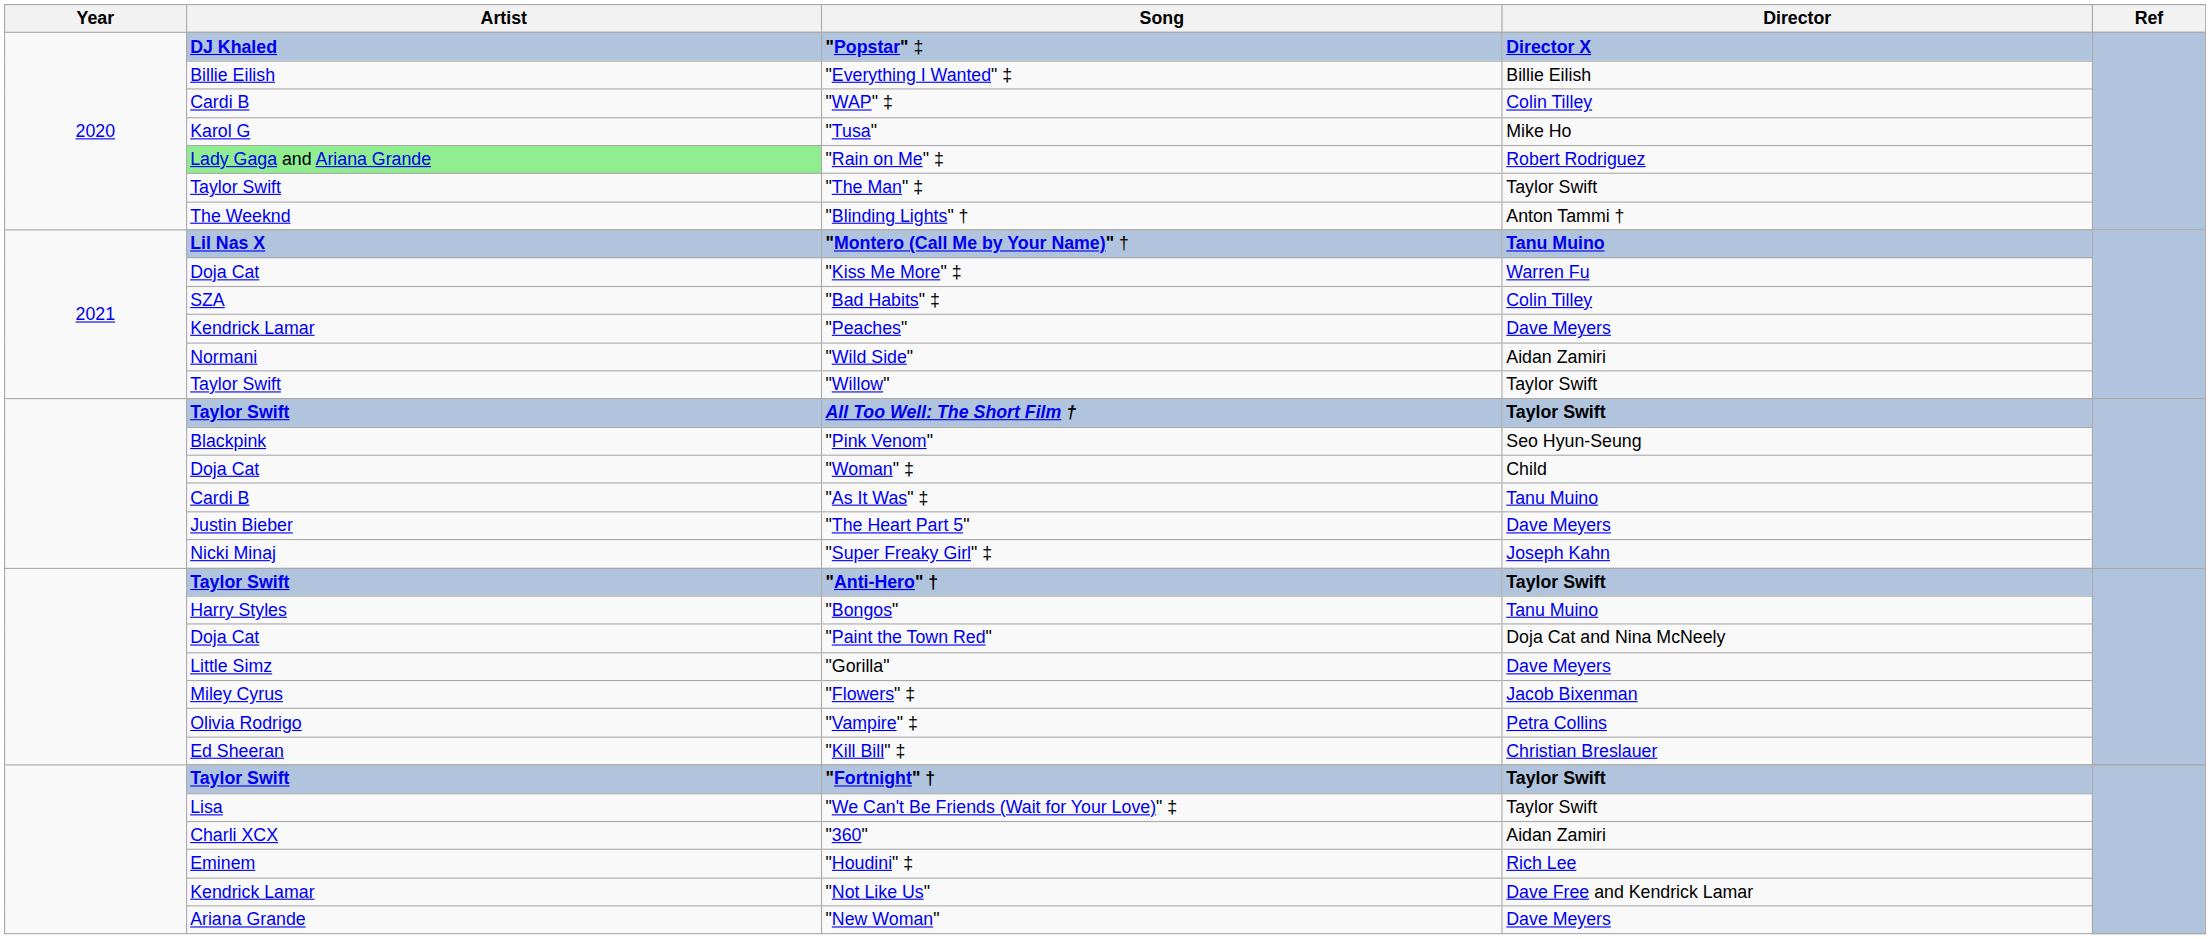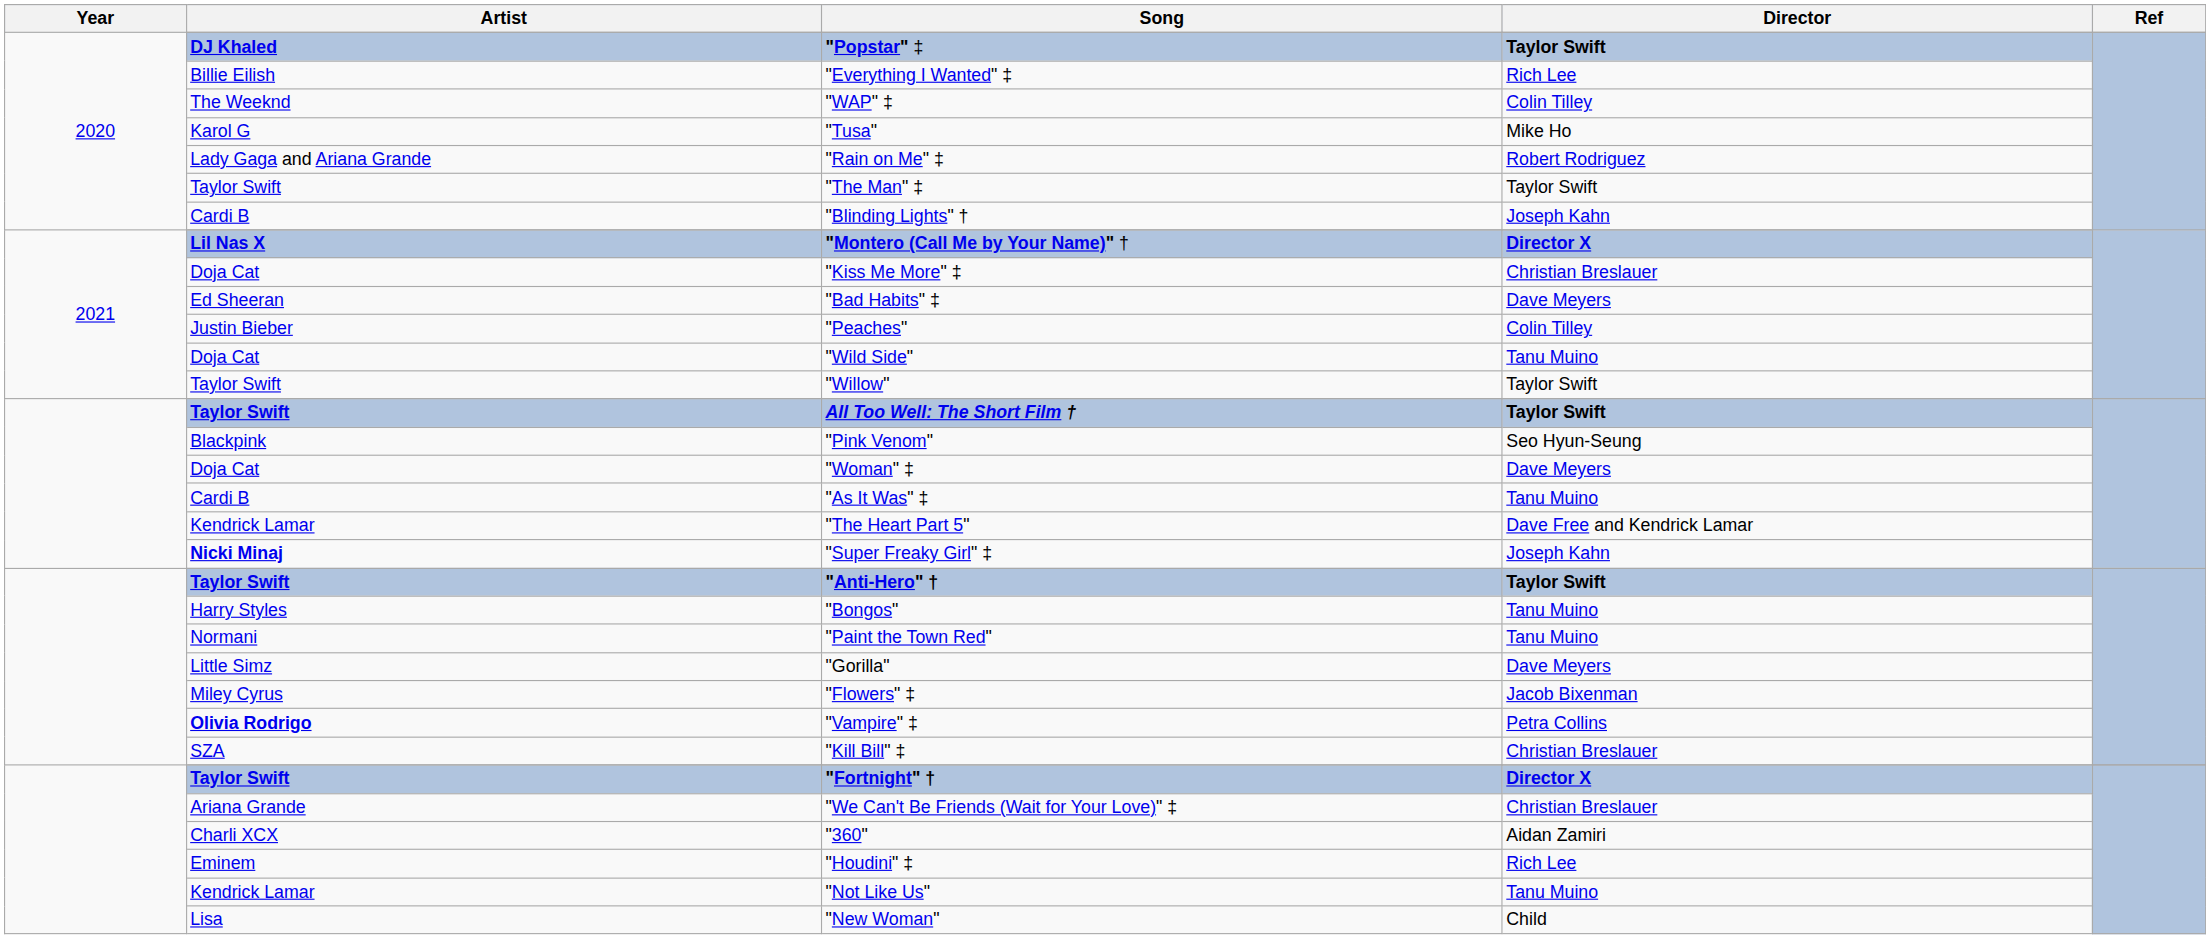(1549, 46) Director X -> (1556, 46) Taylor Swift
(1549, 74) Billie Eilish -> (1541, 74) Rich Lee
(220, 103) Cardi B -> (240, 103) The Weeknd
(311, 159) lightgreen background -> (311, 159) no background
(240, 215) The Weeknd -> (220, 215) Cardi B
(1565, 215) Anton Tammi † -> (1558, 215) Joseph Kahn
(1555, 243) Tanu Muino -> (1549, 243) Director X
(1548, 272) Warren Fu -> (1582, 272) Christian Breslauer
(207, 300) SZA -> (237, 300) Ed Sheeran
(1549, 300) Colin Tilley -> (1559, 300) Dave Meyers
(252, 328) Kendrick Lamar -> (242, 328) Justin Bieber
(1559, 328) Dave Meyers -> (1549, 328) Colin Tilley
(224, 356) Normani -> (225, 356) Doja Cat
(1556, 356) Aidan Zamiri -> (1552, 356) Tanu Muino
(1527, 469) Child -> (1559, 469) Dave Meyers
(242, 525) Justin Bieber -> (252, 525) Kendrick Lamar
(1559, 525) Dave Meyers -> (1630, 525) Dave Free and Kendrick Lamar
(233, 553) normal -> (237, 553) bold
(225, 638) Doja Cat -> (224, 638) Normani
(1616, 638) Doja Cat and Nina McNeely -> (1552, 638) Tanu Muino
(246, 722) normal -> (251, 722) bold
(237, 750) Ed Sheeran -> (207, 750) SZA
(1556, 779) Taylor Swift -> (1549, 779) Director X
(206, 807) Lisa -> (248, 807) Ariana Grande
(1552, 807) Taylor Swift -> (1582, 807) Christian Breslauer
(1630, 891) Dave Free and Kendrick Lamar -> (1552, 891) Tanu Muino
(248, 919) Ariana Grande -> (206, 919) Lisa
(1559, 919) Dave Meyers -> (1527, 919) Child
